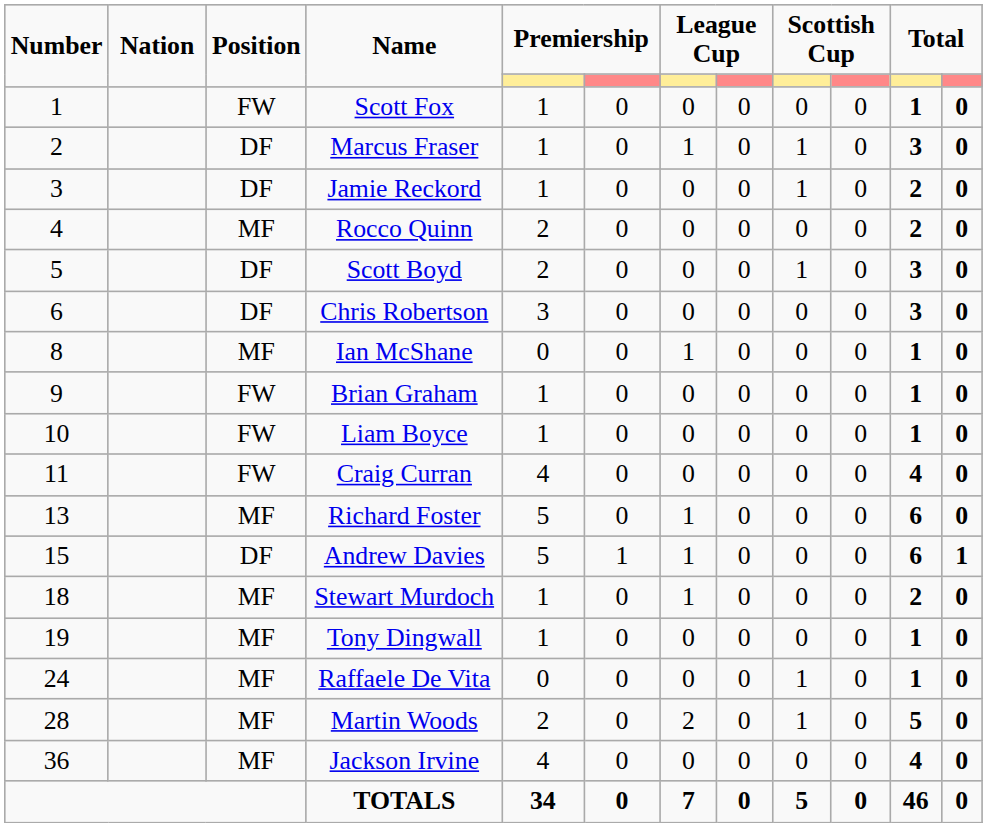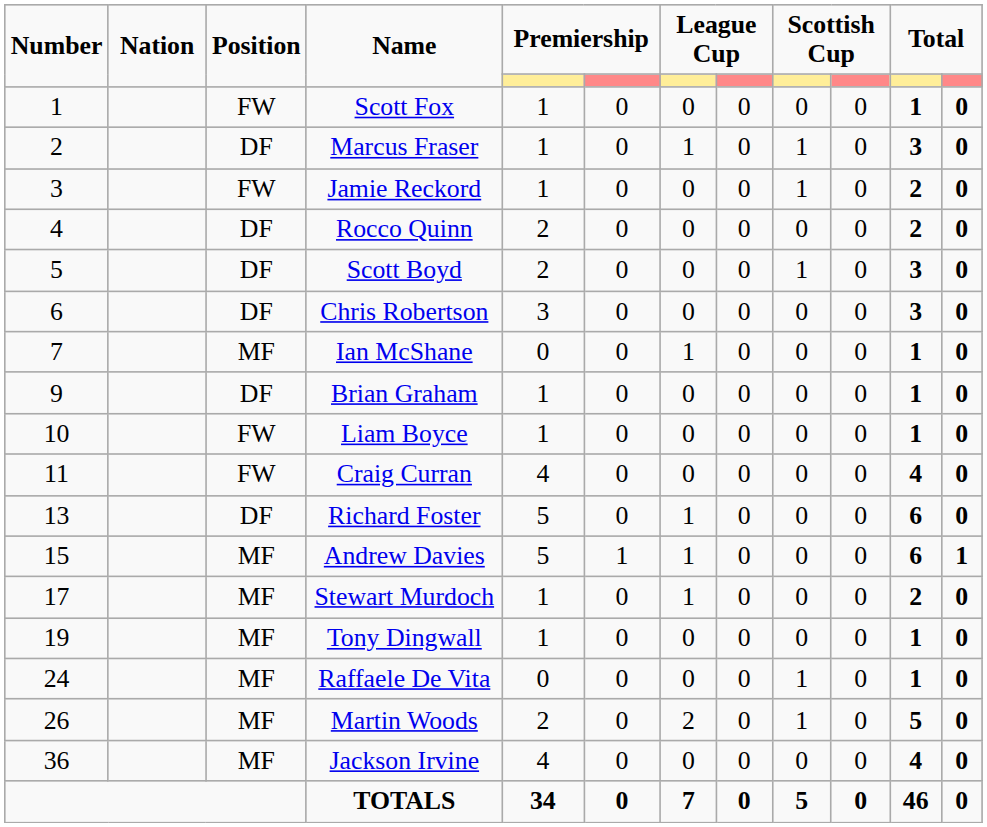(256, 188) DF -> (256, 188) FW
(256, 229) MF -> (256, 229) DF
(57, 351) 8 -> (57, 351) 7
(256, 392) FW -> (256, 392) DF
(256, 515) MF -> (256, 515) DF
(256, 556) DF -> (256, 556) MF
(57, 596) 18 -> (57, 596) 17
(57, 719) 28 -> (57, 719) 26
